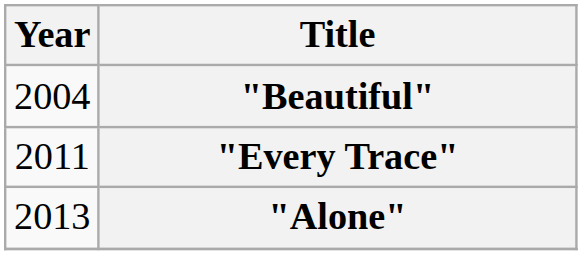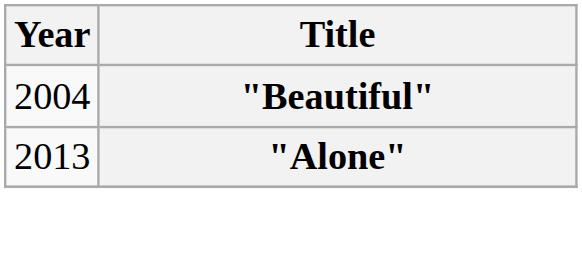- row: (338, 156)
